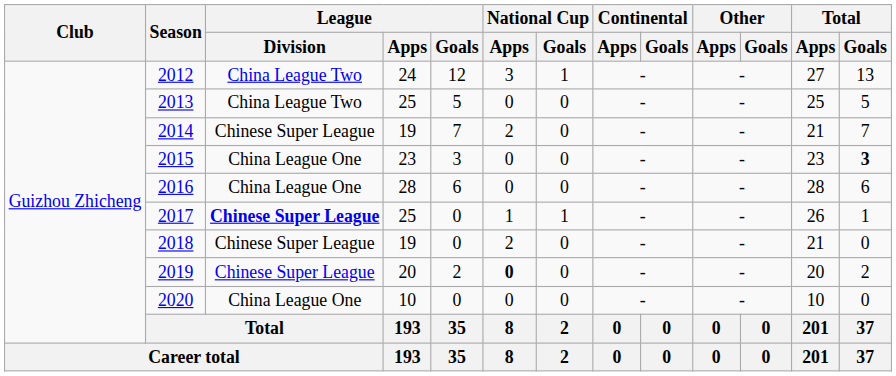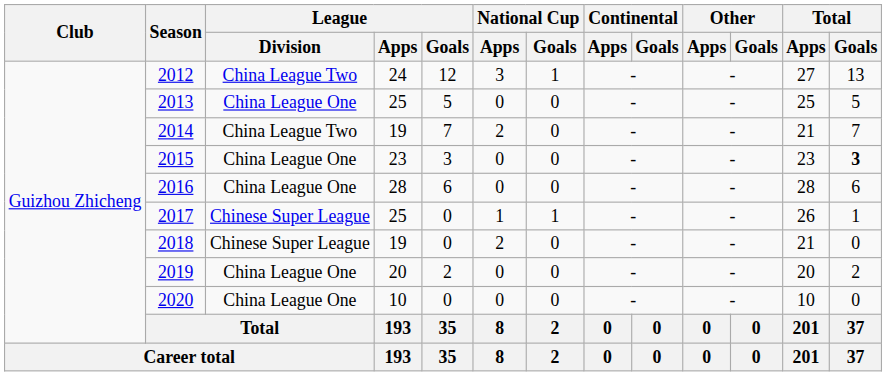(295, 103) China League Two -> (290, 103) China League One
(295, 131) Chinese Super League -> (290, 131) China League Two
(295, 215) bold -> (290, 215) normal
(295, 272) Chinese Super League -> (290, 272) China League One
(509, 272) bold -> (500, 272) normal
